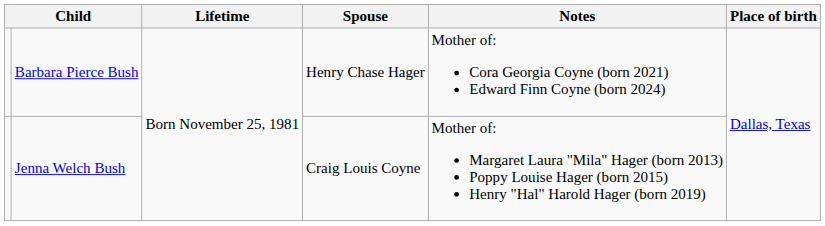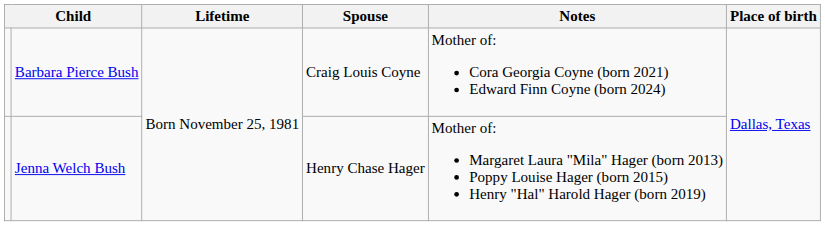(365, 72) Henry Chase Hager -> (363, 72) Craig Louis Coyne
(363, 168) Craig Louis Coyne -> (365, 168) Henry Chase Hager
